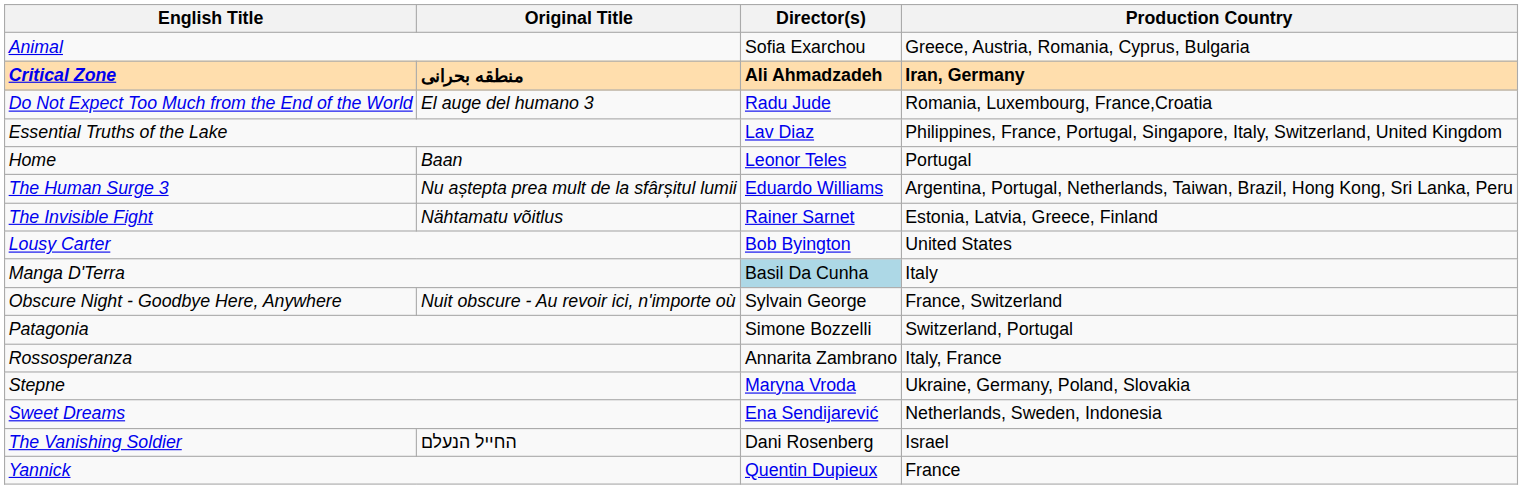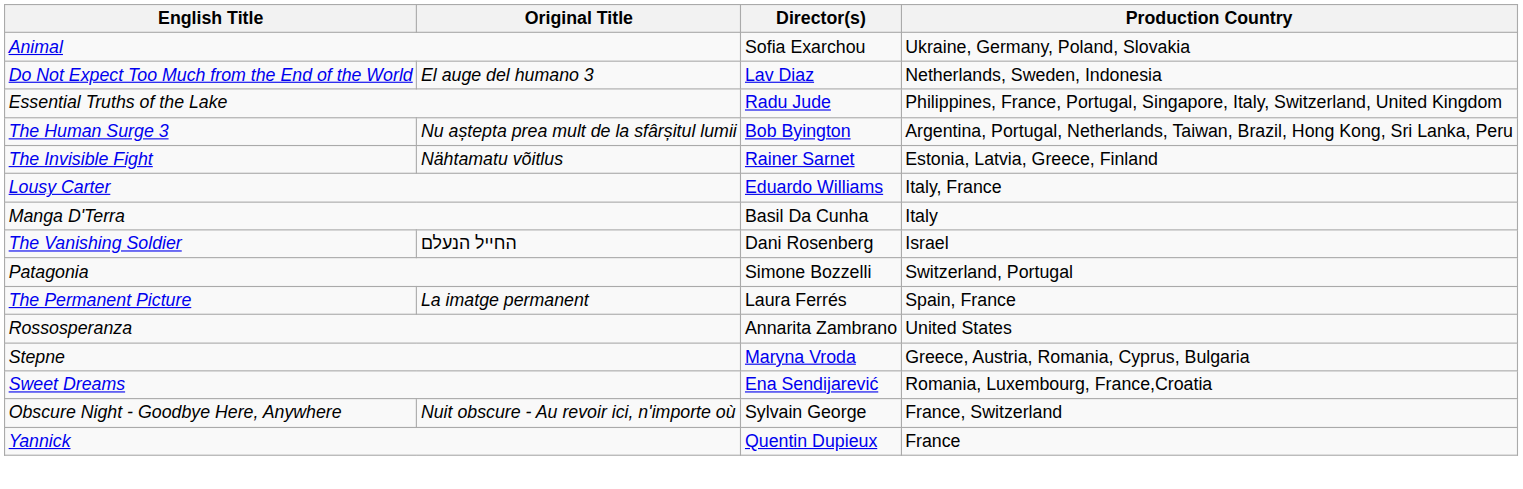(1077, 46) Greece, Austria, Romania, Cyprus, Bulgaria -> (1048, 46) Ukraine, Germany, Poland, Slovakia
- row: (62, 75)
(788, 104) Radu Jude -> (780, 74) Lav Diaz
(1059, 104) Romania, Luxembourg, France,Croatia -> (1034, 74) Netherlands, Sweden, Indonesia
(780, 132) Lav Diaz -> (788, 103) Radu Jude
- row: (32, 160)
(814, 188) Eduardo Williams -> (798, 131) Bob Byington
(798, 245) Bob Byington -> (814, 187) Eduardo Williams
(959, 245) United States -> (953, 187) Italy, France
(807, 273) lightblue background -> (807, 215) no background
rows swapped: (175, 301) <-> (95, 442)
+ row: (100, 300)
(953, 357) Italy, France -> (959, 328) United States
(1048, 385) Ukraine, Germany, Poland, Slovakia -> (1077, 356) Greece, Austria, Romania, Cyprus, Bulgaria
(1034, 414) Netherlands, Sweden, Indonesia -> (1059, 384) Romania, Luxembourg, France,Croatia
